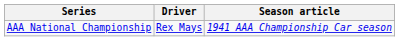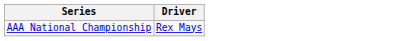- column: (299, 13)
